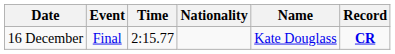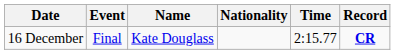columns swapped: (295, 15) <-> (153, 15)
